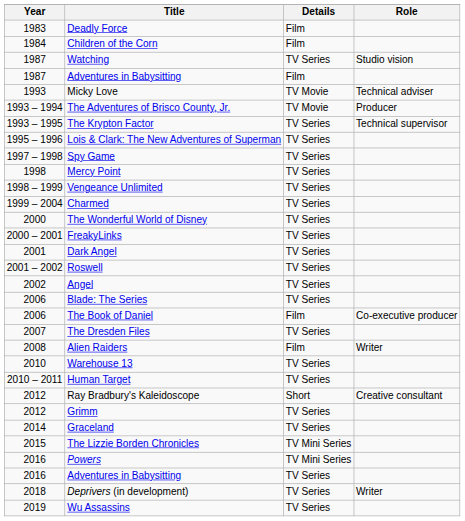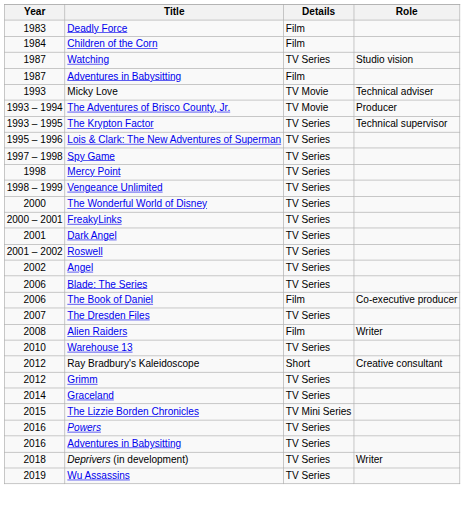- row: (35, 204)
- row: (35, 380)
(319, 460) TV Mini Series -> (308, 428) TV Series
